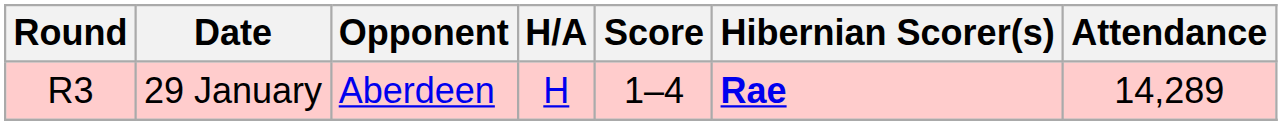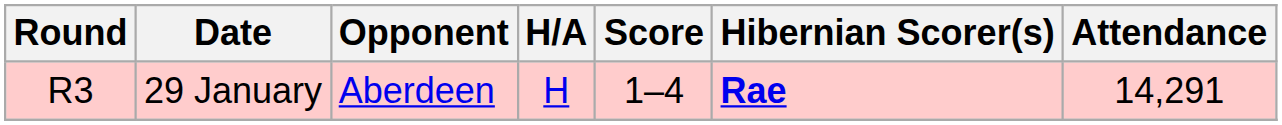(1169, 90) 14,289 -> (1169, 90) 14,291
